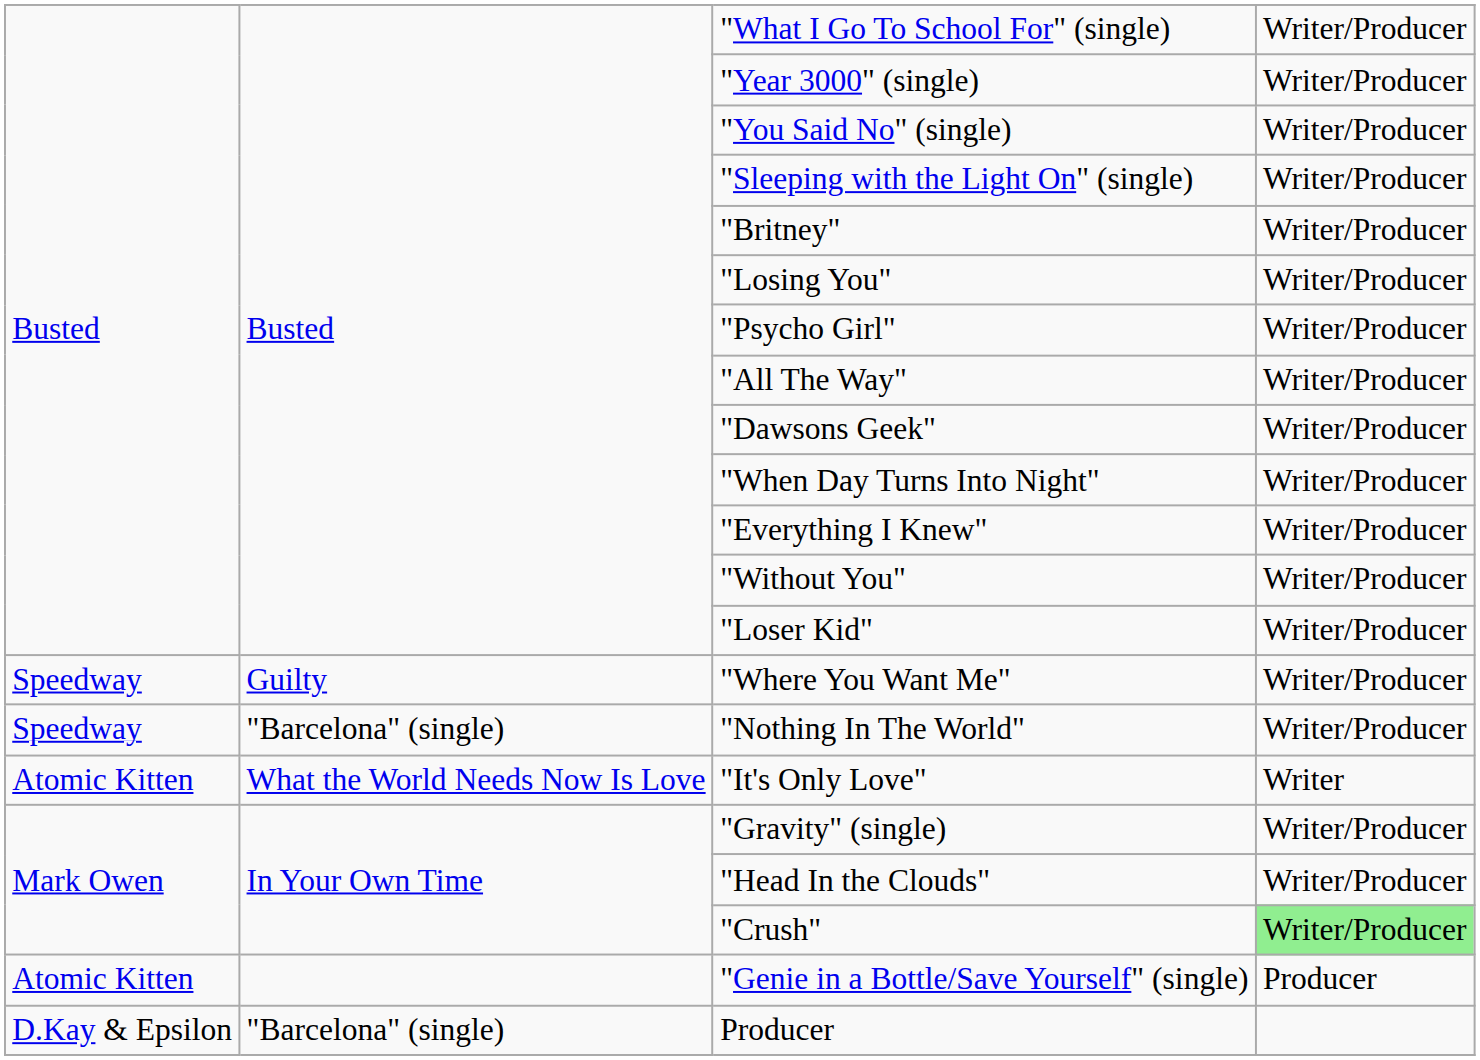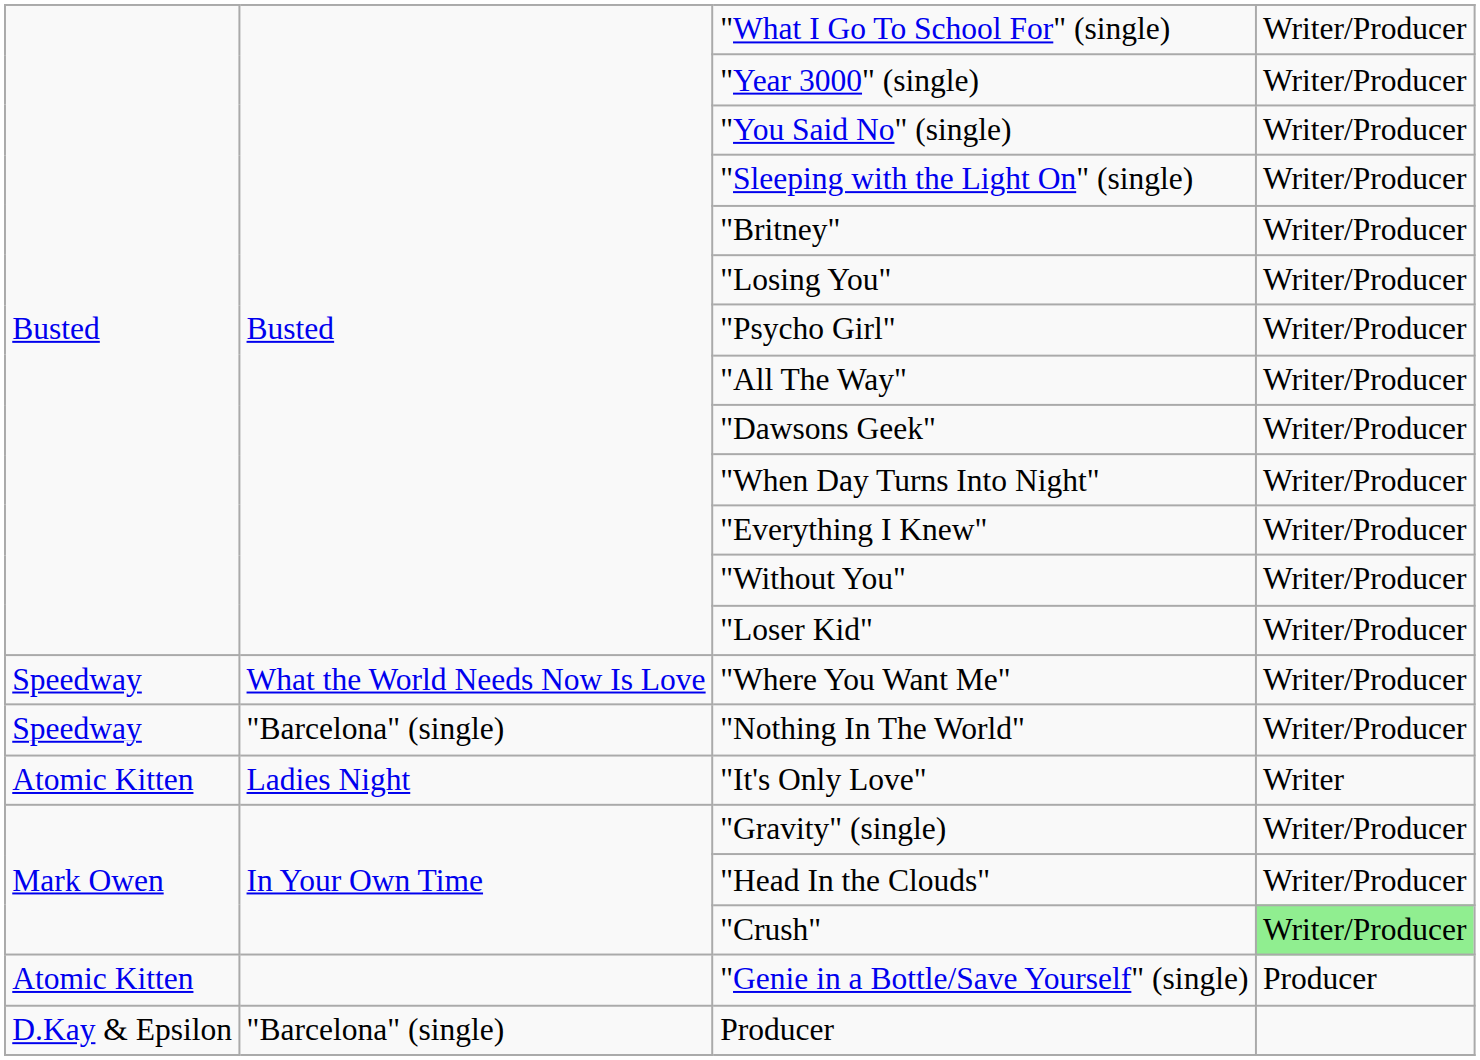(287, 679) Guilty -> (476, 679) What the World Needs Now Is Love
(476, 779) What the World Needs Now Is Love -> (328, 779) Ladies Night
